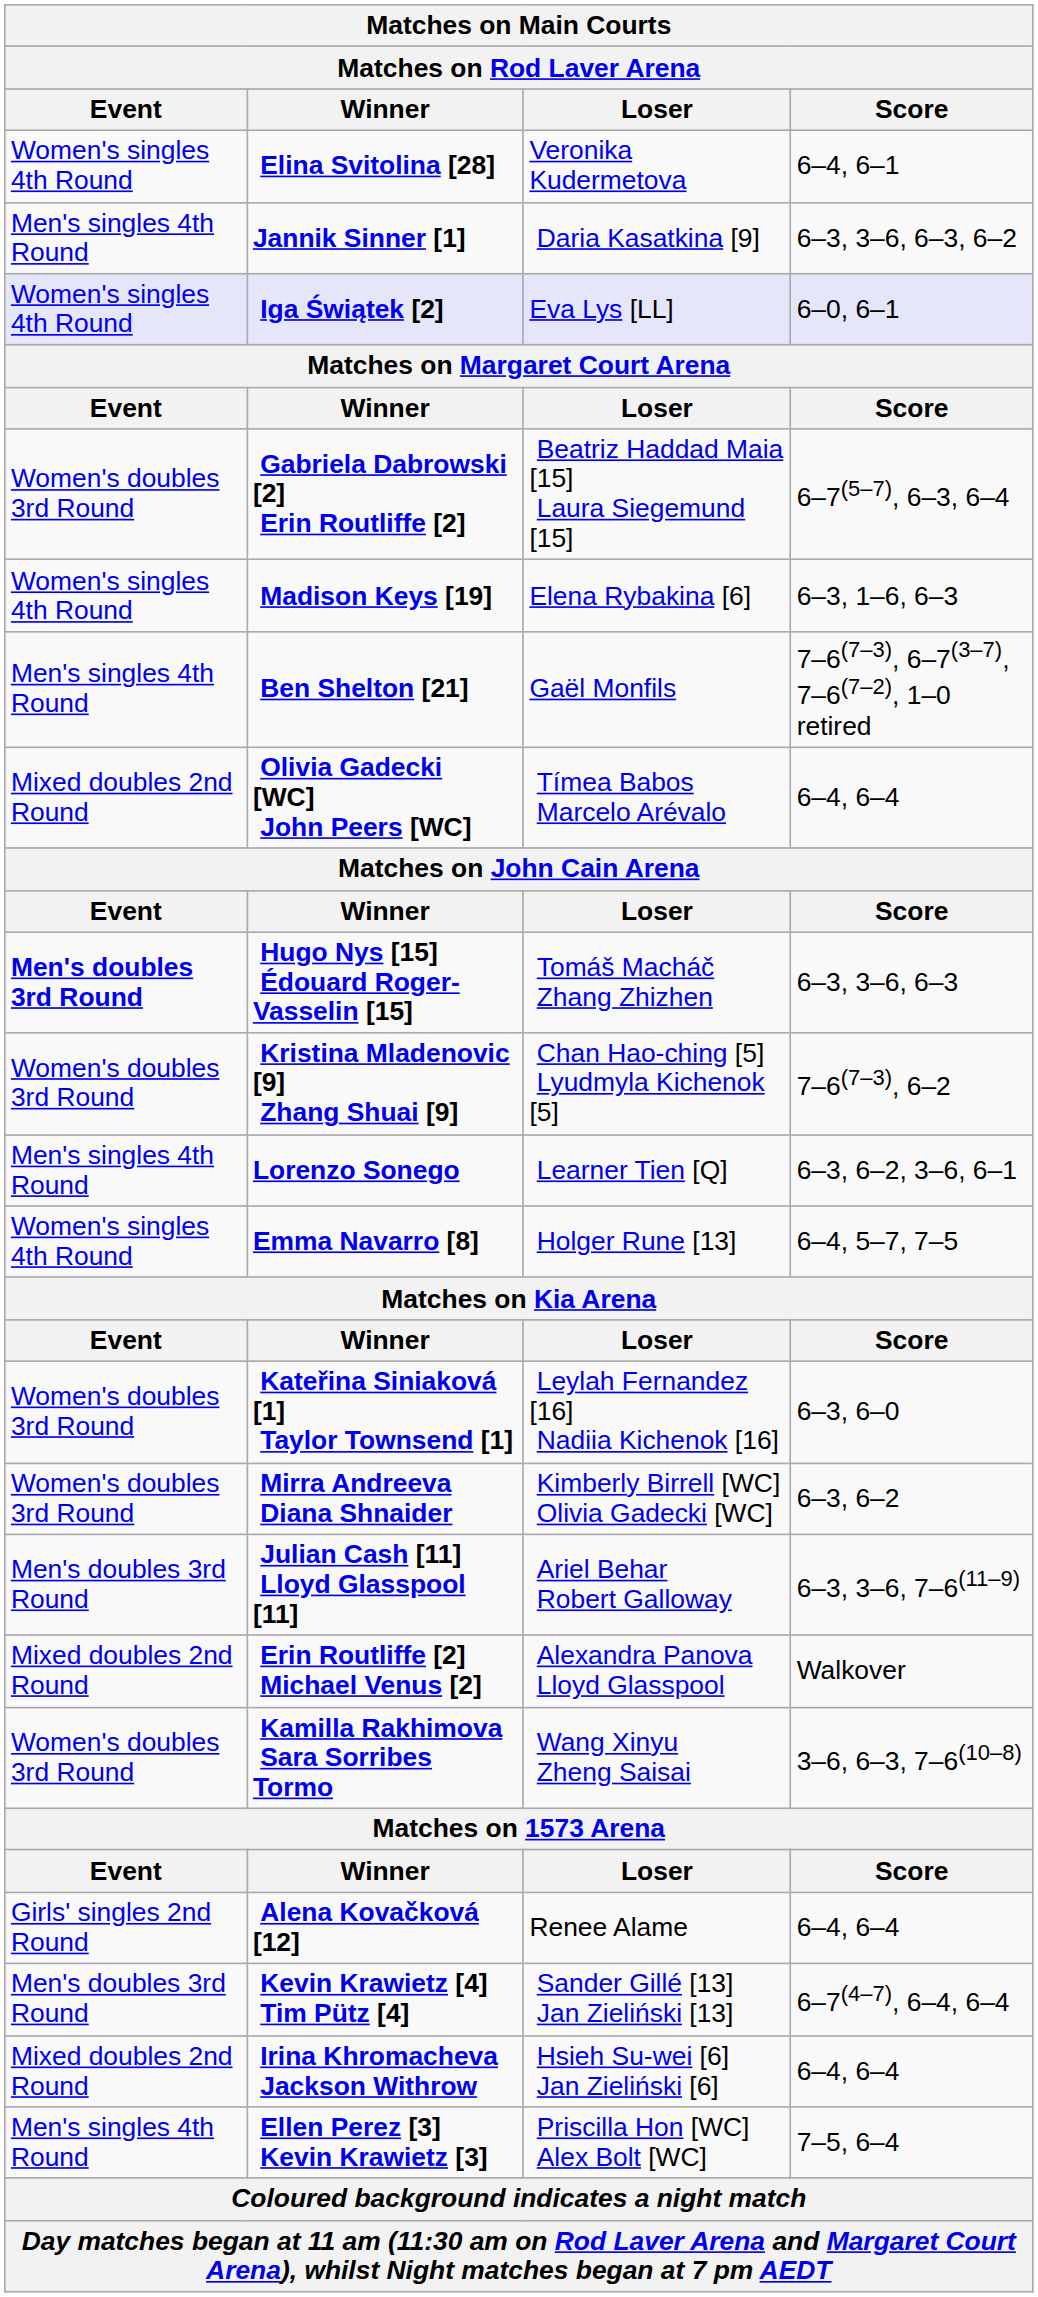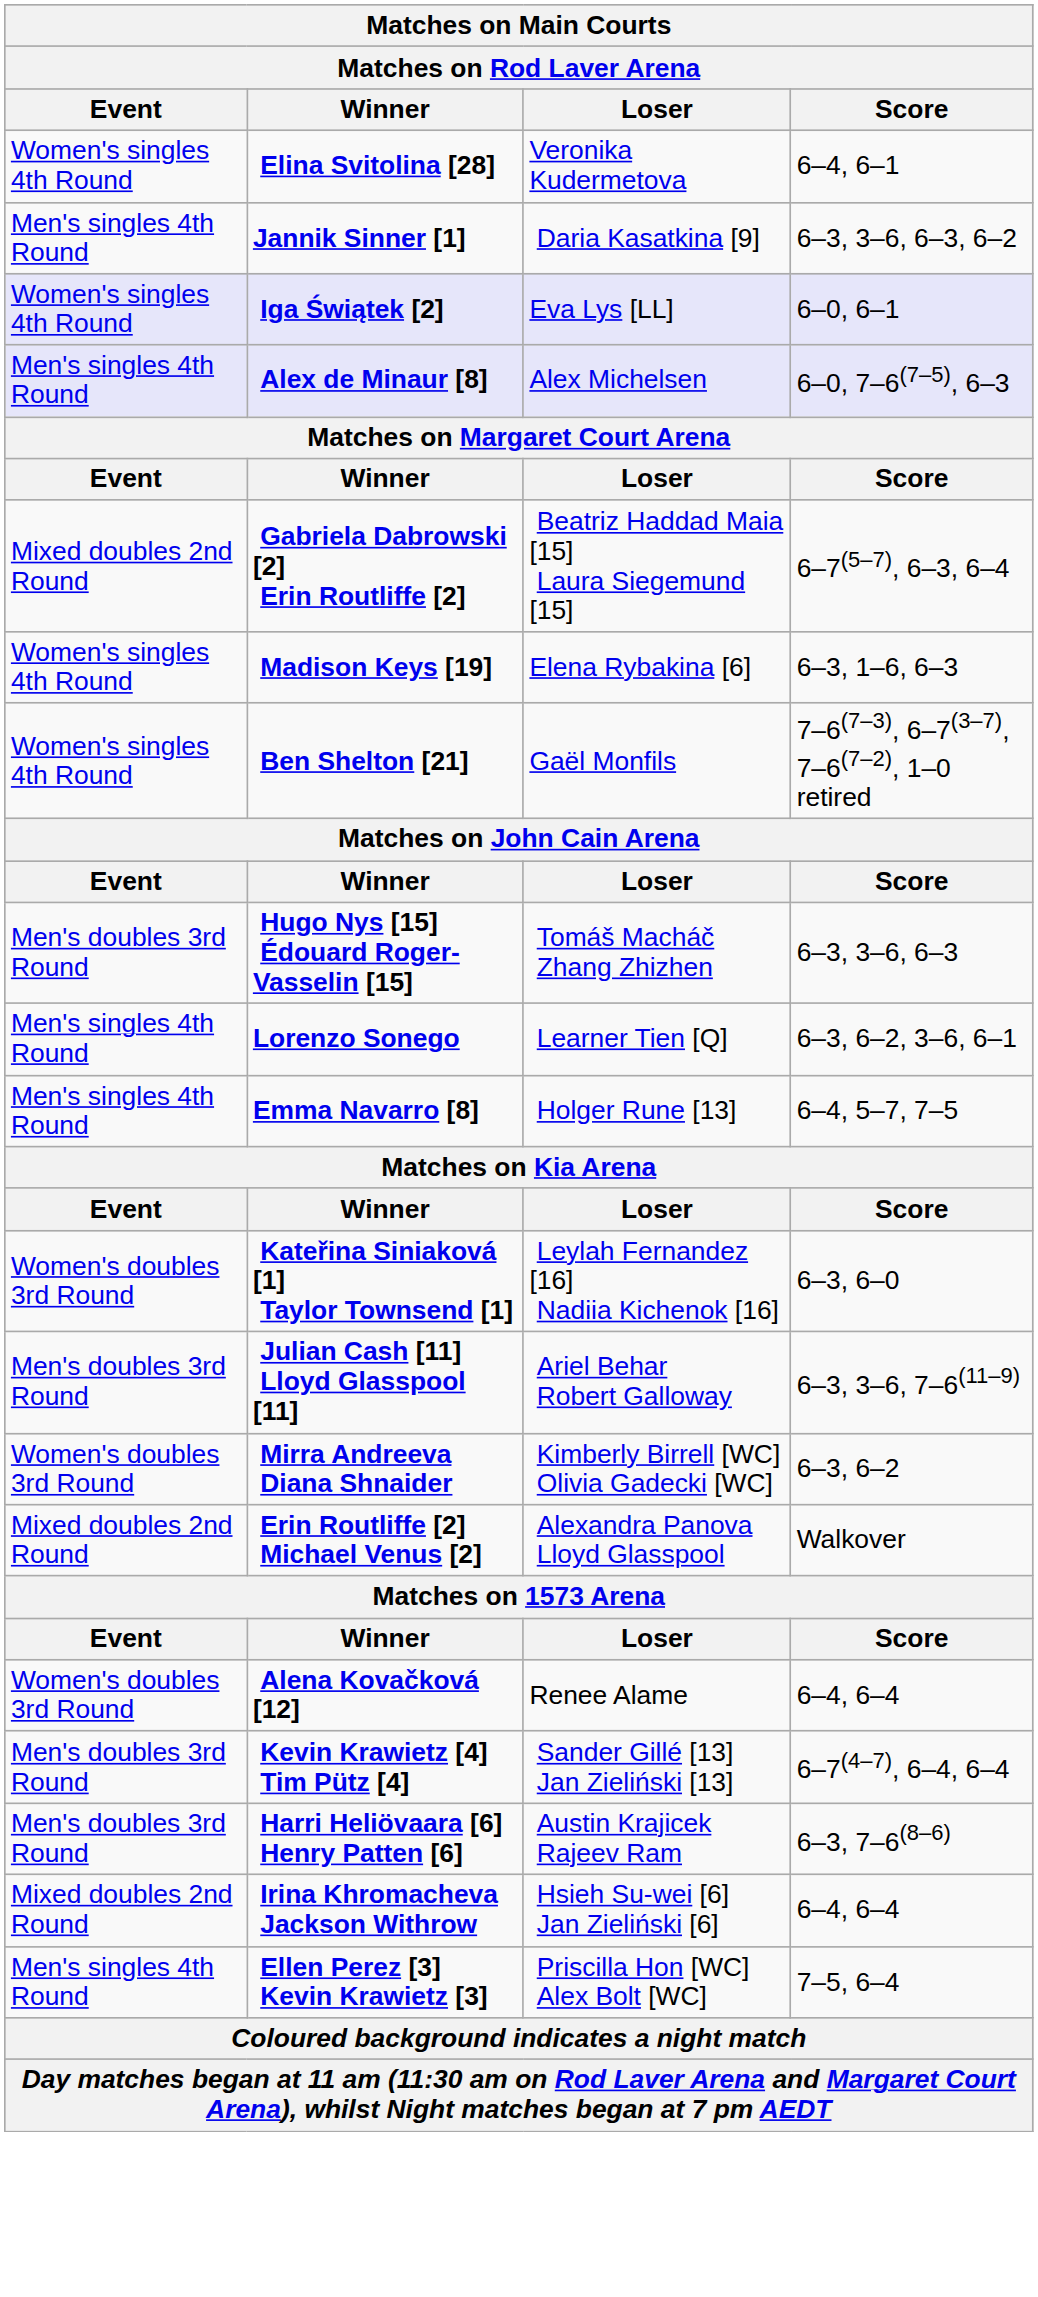+ row: (370, 380)
(115, 494) Women's doubles 3rd Round -> (122, 565) Mixed doubles 2nd Round
(112, 688) Men's singles 4th Round -> (110, 760) Women's singles 4th Round
- row: (362, 797)
(102, 982) bold -> (118, 952) normal
- row: (381, 1083)
(110, 1241) Women's singles 4th Round -> (112, 1110) Men's singles 4th Round
rows swapped: (361, 1584) <-> (353, 1498)
- row: (381, 1757)
(111, 1927) Girls' singles 2nd Round -> (115, 1695) Women's doubles 3rd Round
+ row: (378, 1838)
